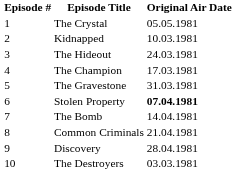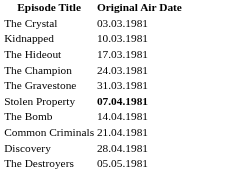- column: (28, 7)
(172, 23) 05.05.1981 -> (122, 23) 03.03.1981
(172, 54) 24.03.1981 -> (122, 54) 17.03.1981
(172, 70) 17.03.1981 -> (122, 70) 24.03.1981
(172, 163) 03.03.1981 -> (122, 163) 05.05.1981
